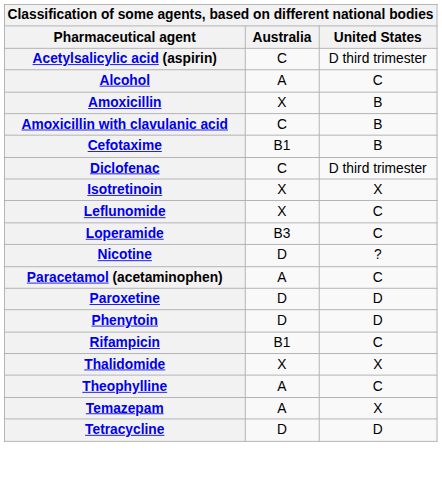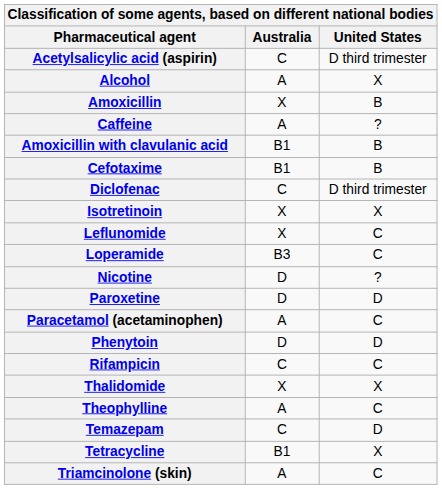(378, 80) C -> (378, 80) X
+ row: (125, 124)
(282, 124) C -> (282, 146) B1
rows swapped: (125, 277) <-> (125, 299)
(282, 342) B1 -> (282, 364) C
(282, 408) A -> (282, 430) C
(378, 408) X -> (378, 430) D
(282, 430) D -> (282, 451) B1
(378, 430) D -> (378, 451) X
+ row: (125, 473)
